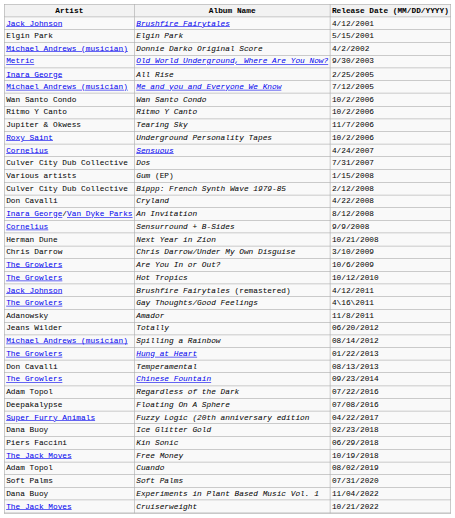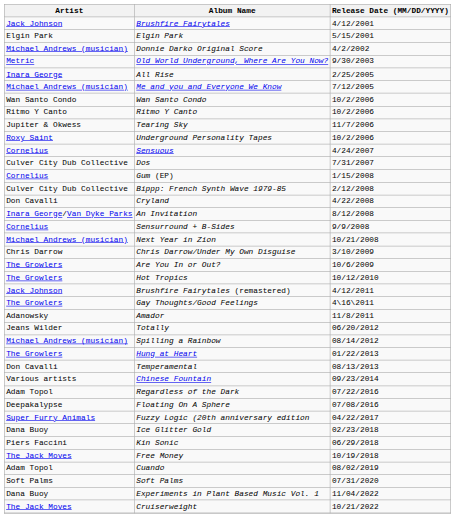(41, 176) Various artists -> (27, 176) Cornelius
(32, 239) Herman Dune -> (67, 239) Michael Andrews (musician)
(34, 379) The Growlers -> (41, 379) Various artists
